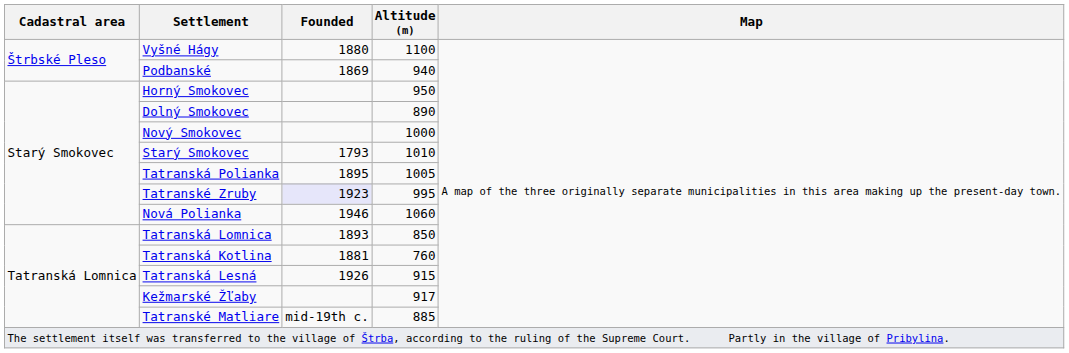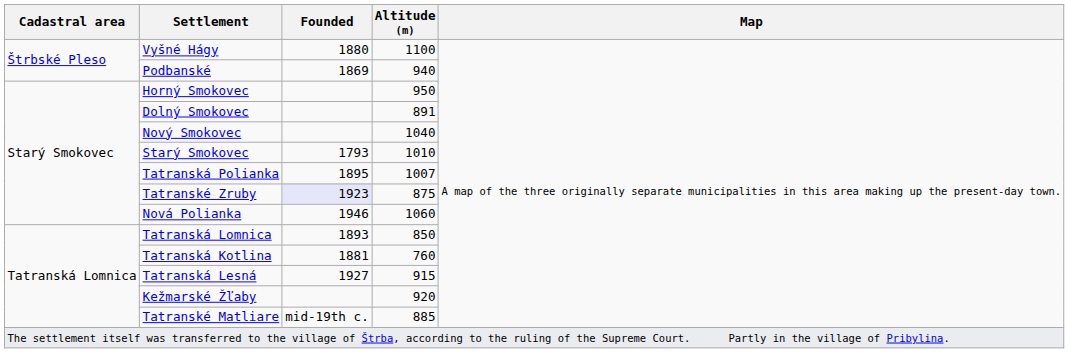(424, 112) 890 -> (424, 112) 891
(420, 132) 1000 -> (420, 132) 1040
(420, 173) 1005 -> (420, 173) 1007
(424, 194) 995 -> (424, 194) 875
(354, 276) 1926 -> (354, 276) 1927
(424, 296) 917 -> (424, 296) 920
